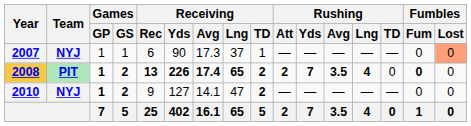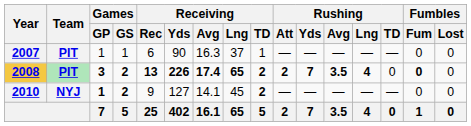(68, 53) NYJ -> (68, 53) PIT
(208, 53) 17.3 -> (208, 53) 16.3
(451, 53) lightsalmon background -> (451, 53) no background
(101, 72) 1 -> (101, 72) 3
(237, 92) 47 -> (237, 92) 45
